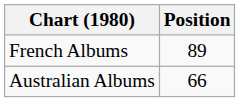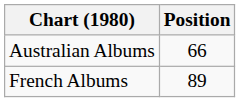rows swapped: (82, 81) <-> (68, 50)
